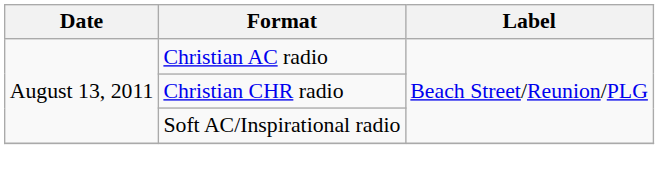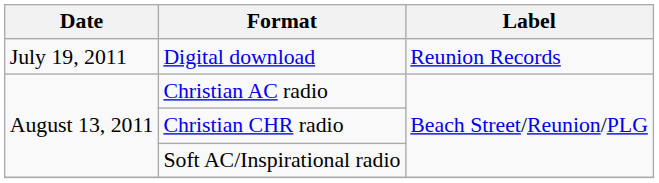+ row: (239, 56)
